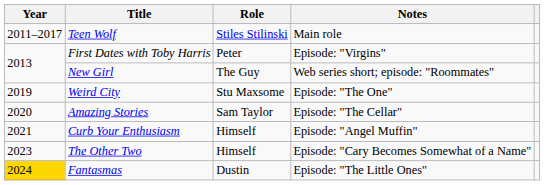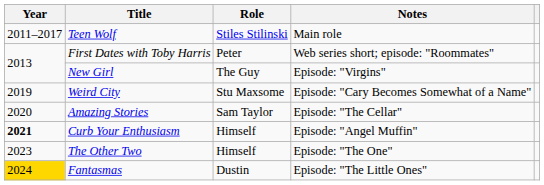(340, 53) Episode: "Virgins" -> (394, 53) Web series short; episode: "Roommates"
(394, 72) Web series short; episode: "Roommates" -> (340, 72) Episode: "Virgins"
(343, 92) Episode: "The One" -> (412, 92) Episode: "Cary Becomes Somewhat of a Name"
(20, 131) normal -> (20, 131) bold
(412, 151) Episode: "Cary Becomes Somewhat of a Name" -> (343, 151) Episode: "The One"
